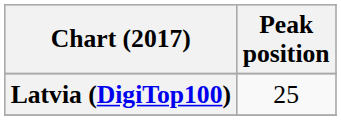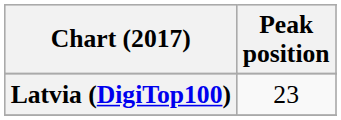(286, 94) 25 -> (286, 94) 23
